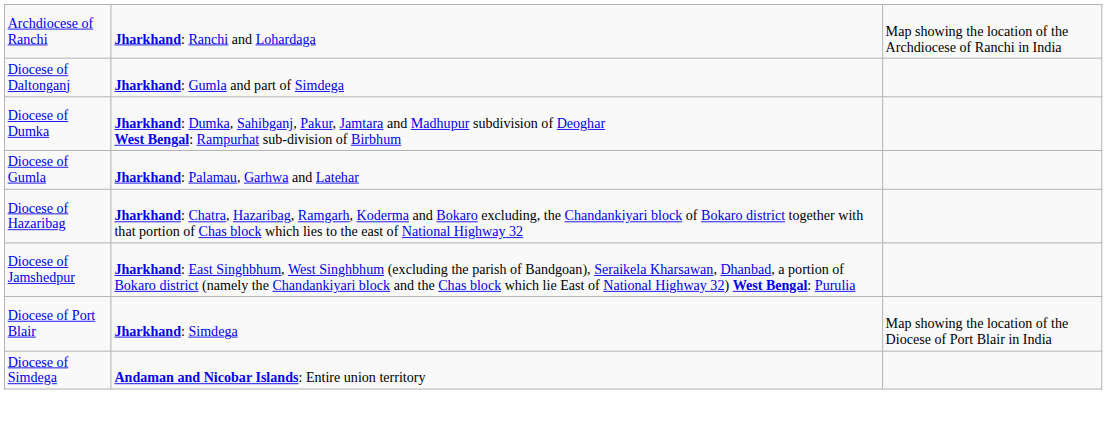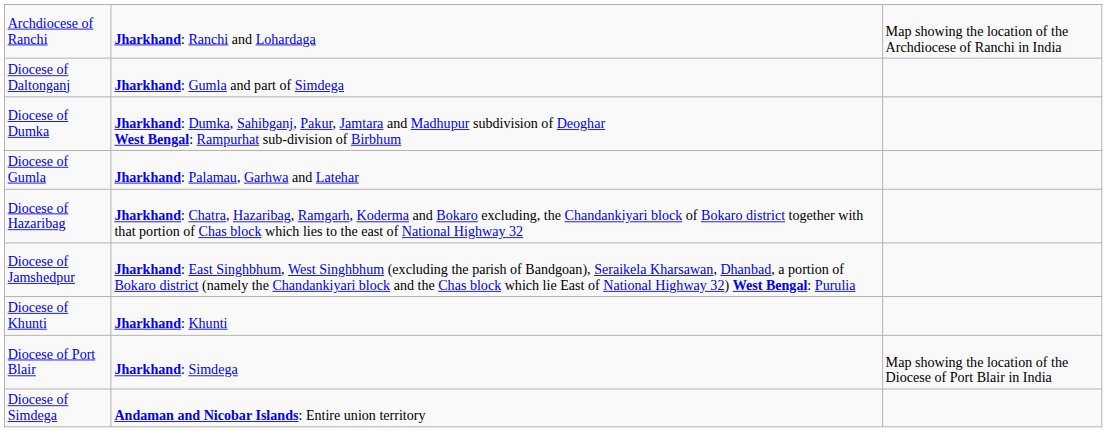+ row: (38, 315)
